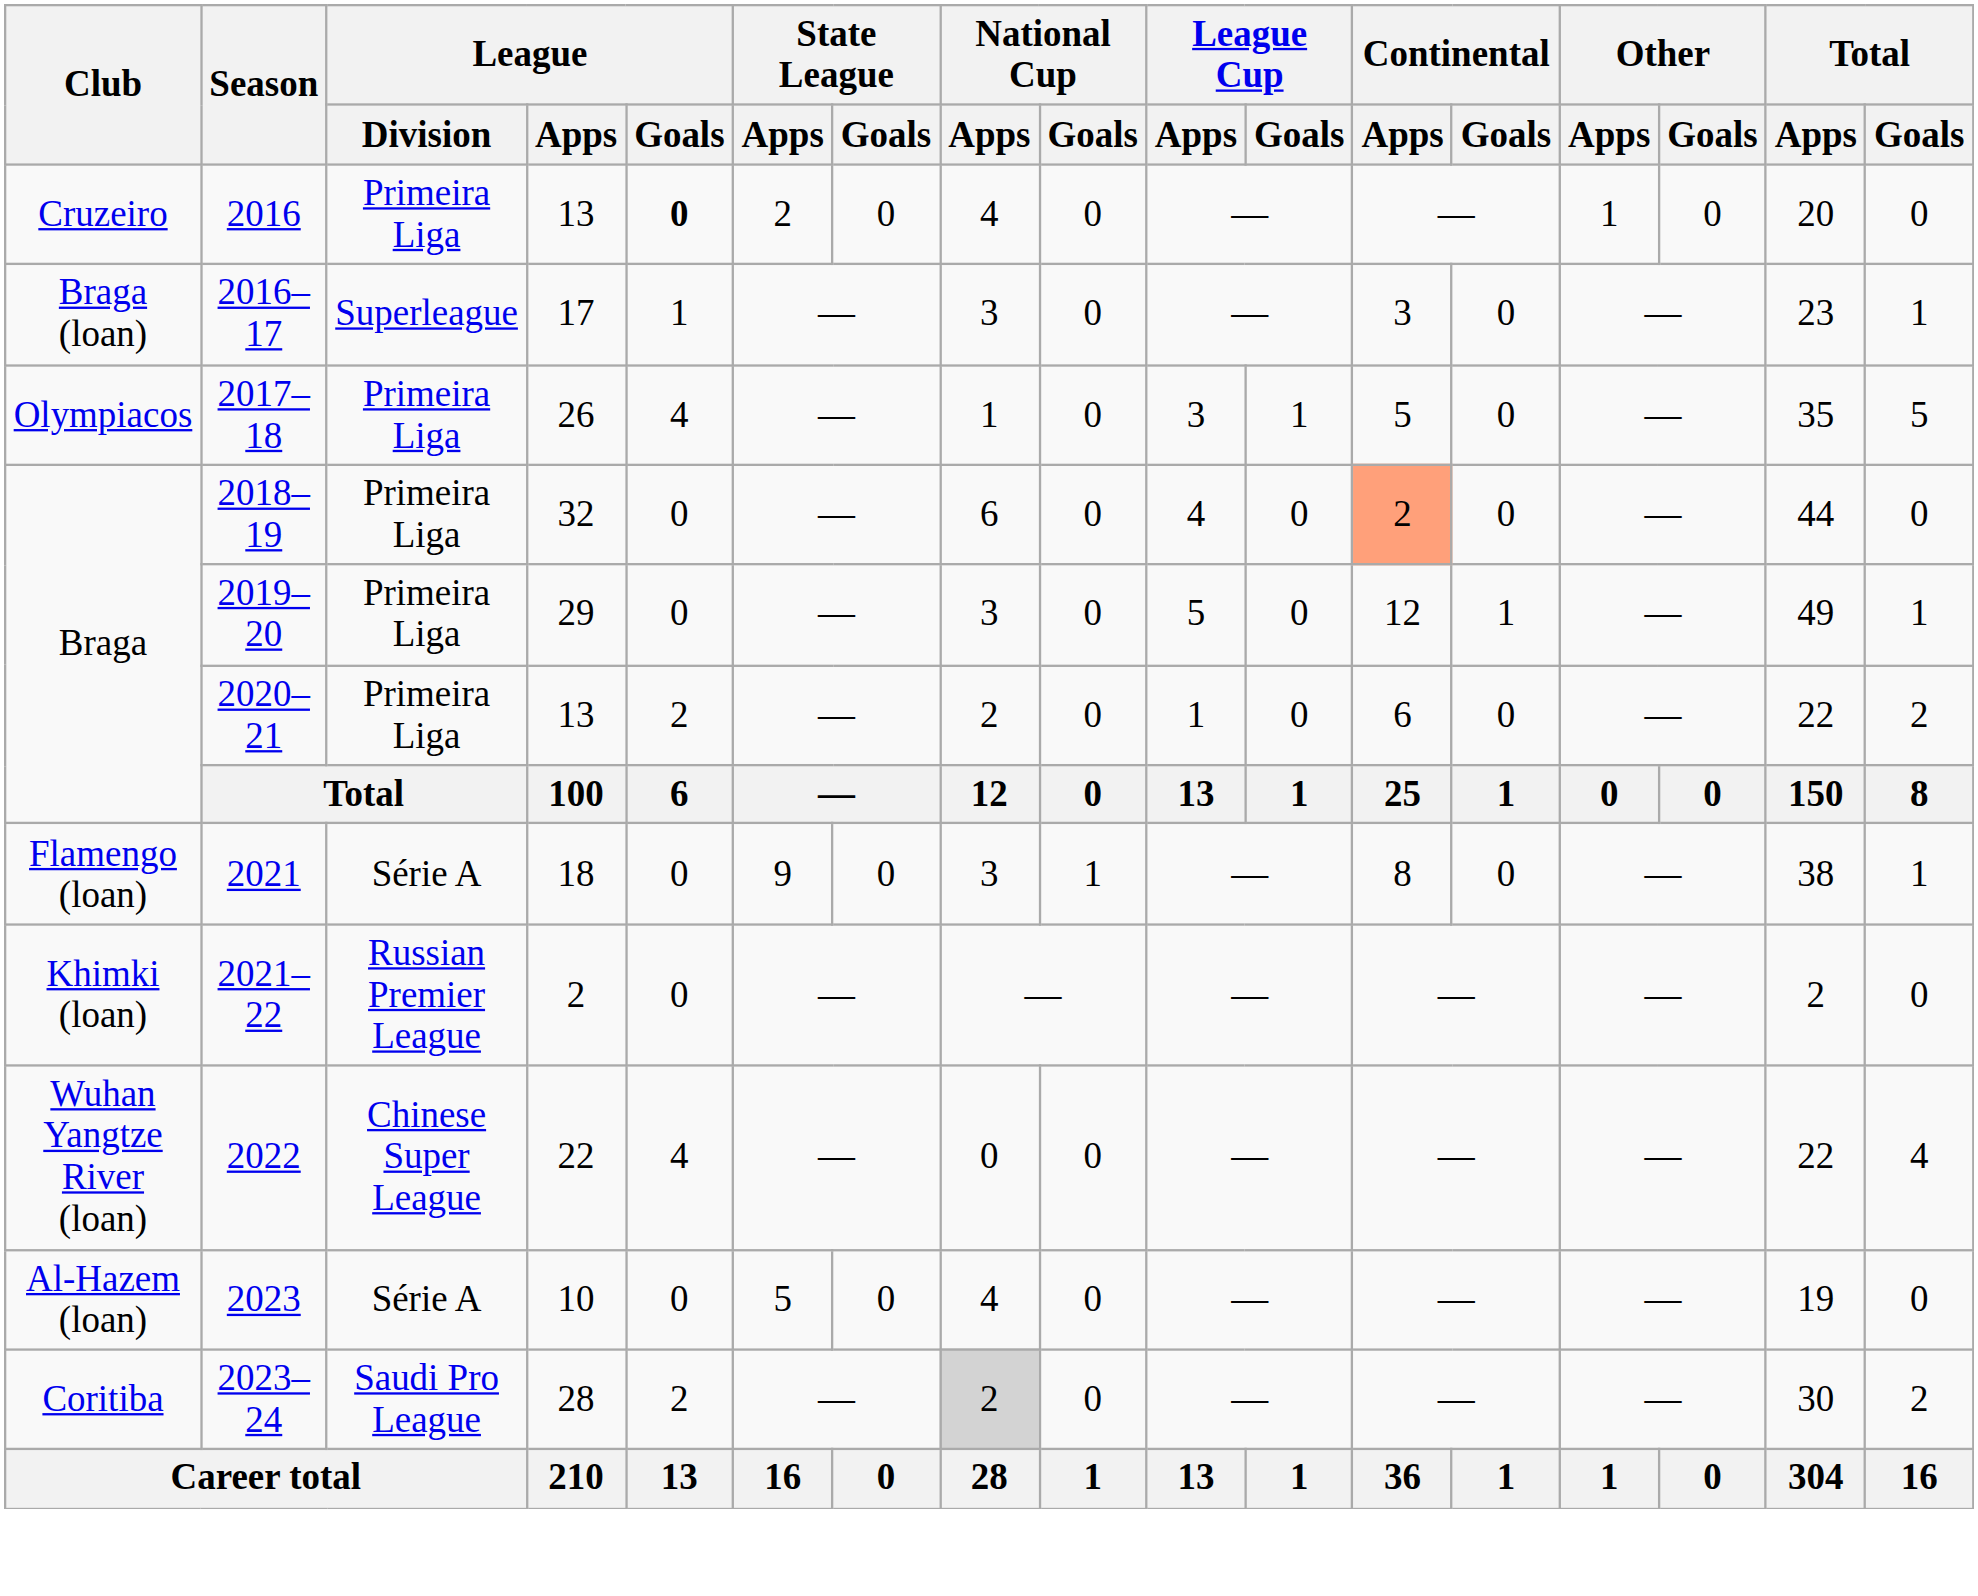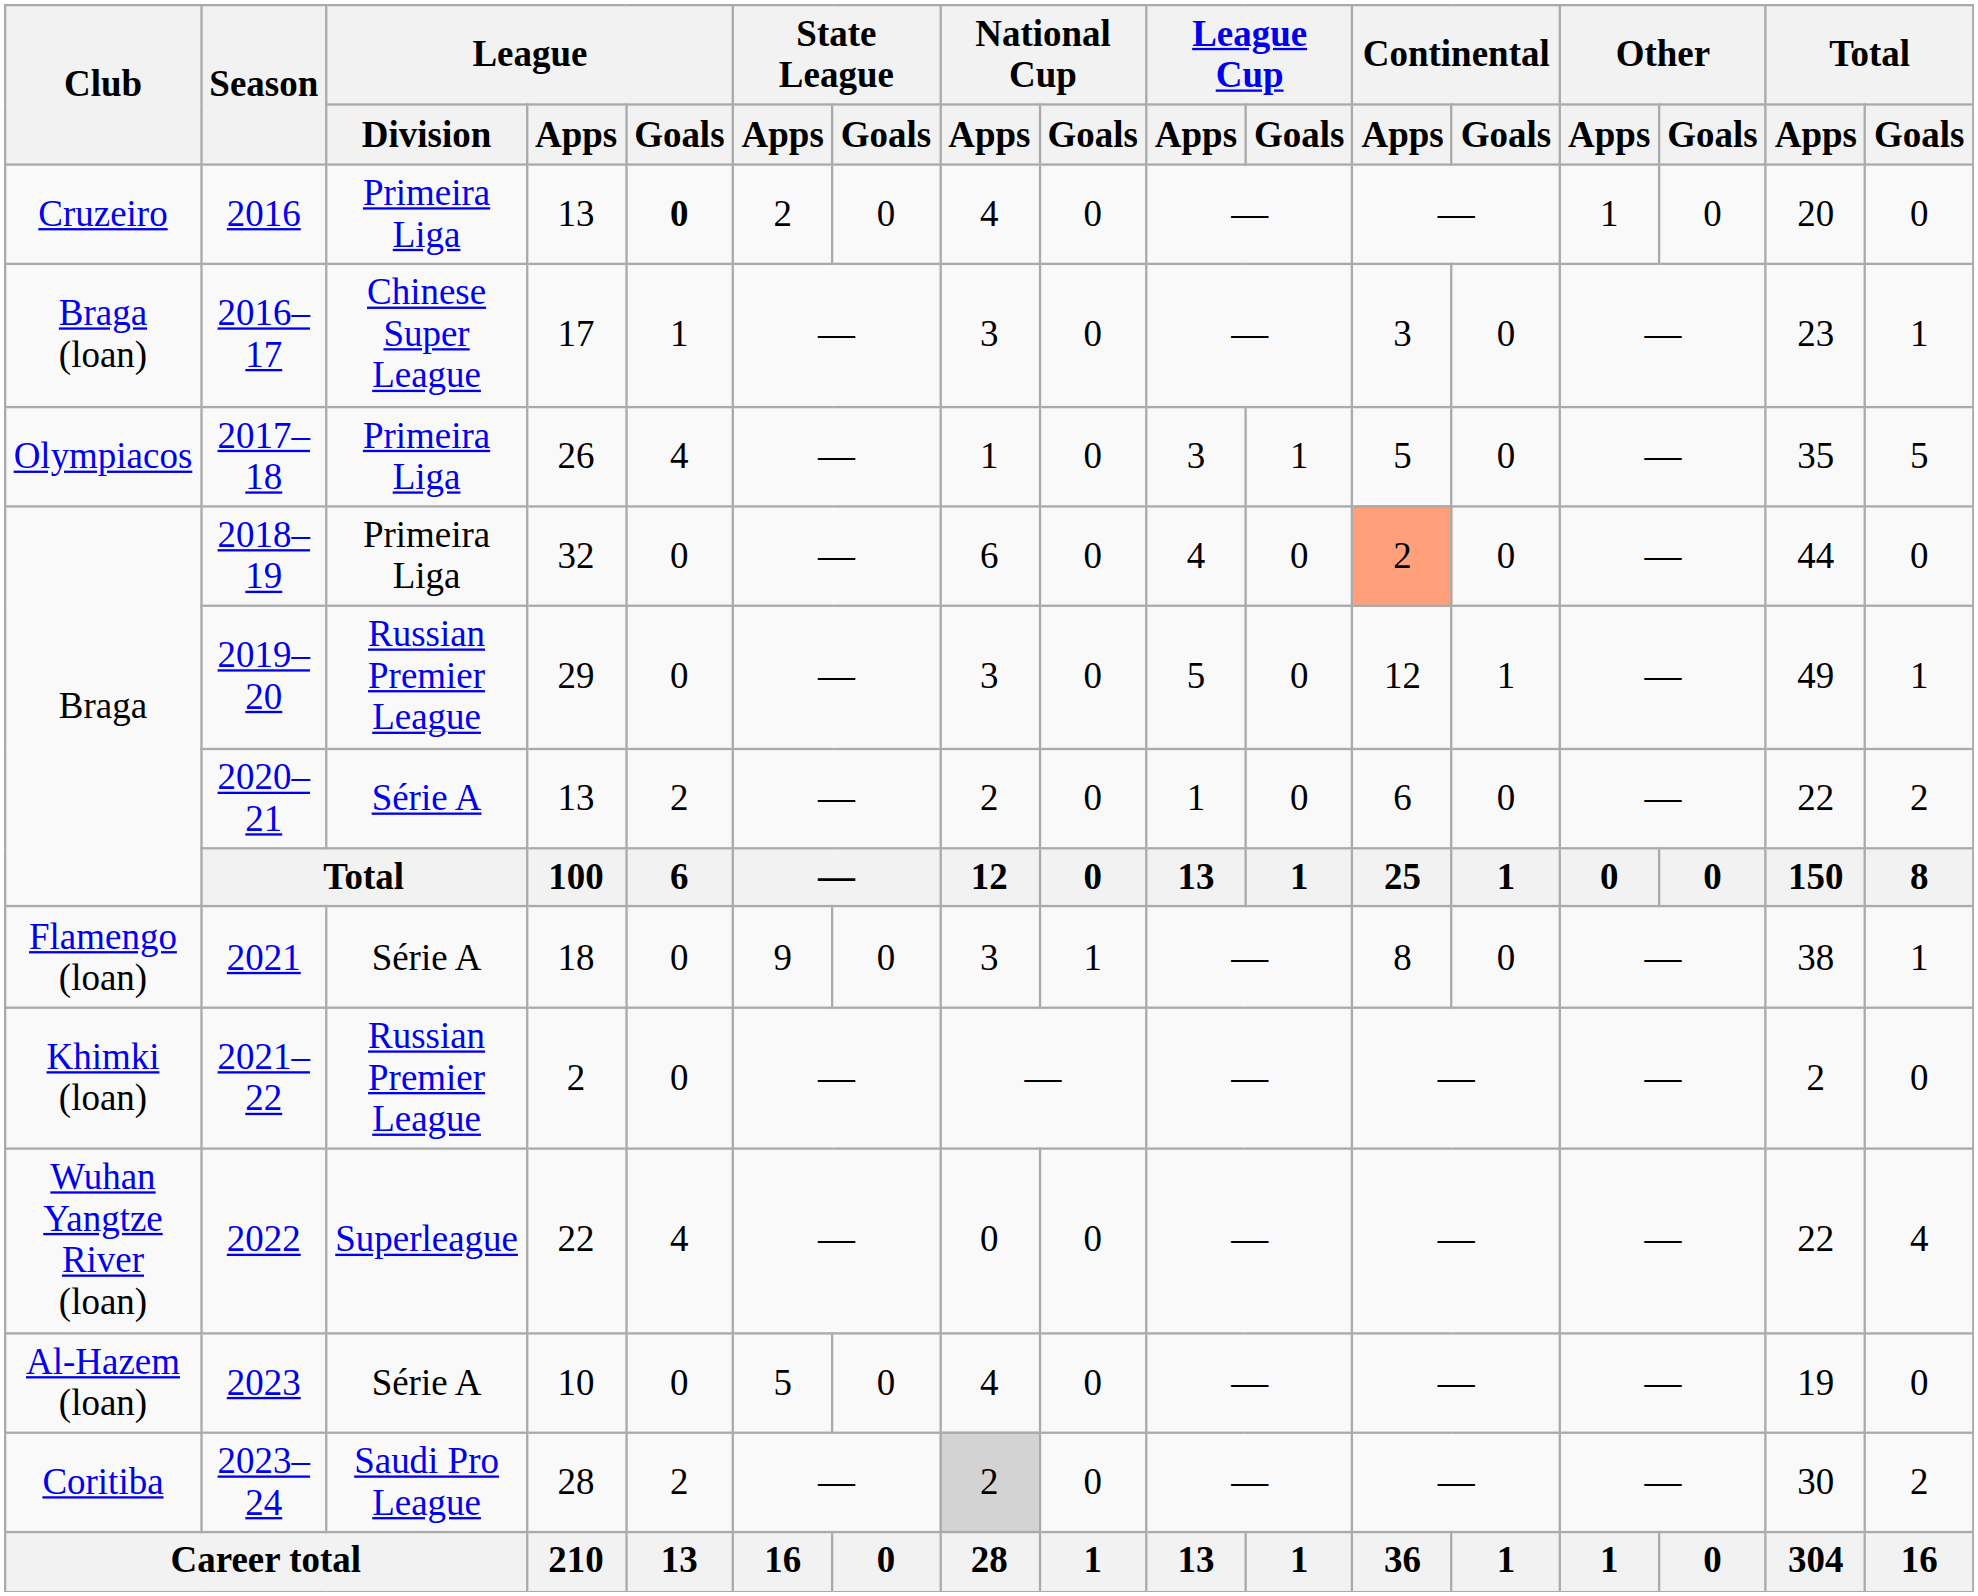(427, 313) Superleague -> (427, 334) Chinese Super League
(427, 614) Primeira Liga -> (427, 676) Russian Premier League
(427, 714) Primeira Liga -> (427, 797) Série A
(427, 1156) Chinese Super League -> (427, 1239) Superleague
